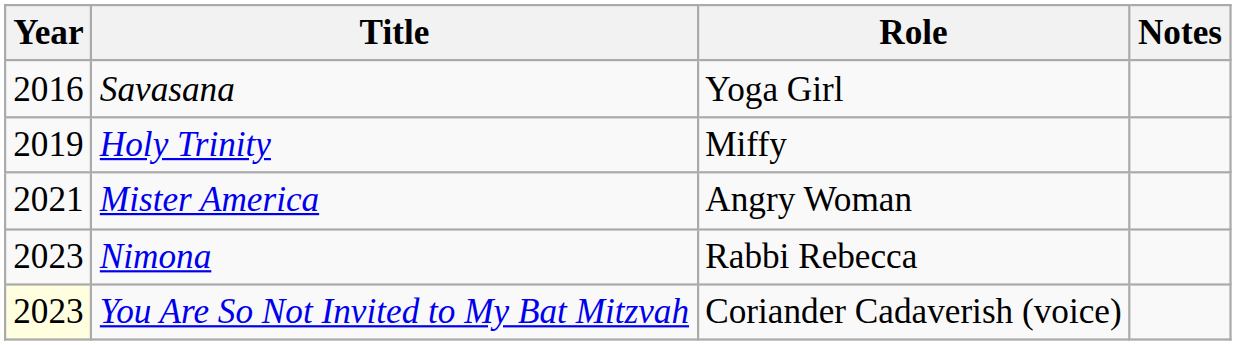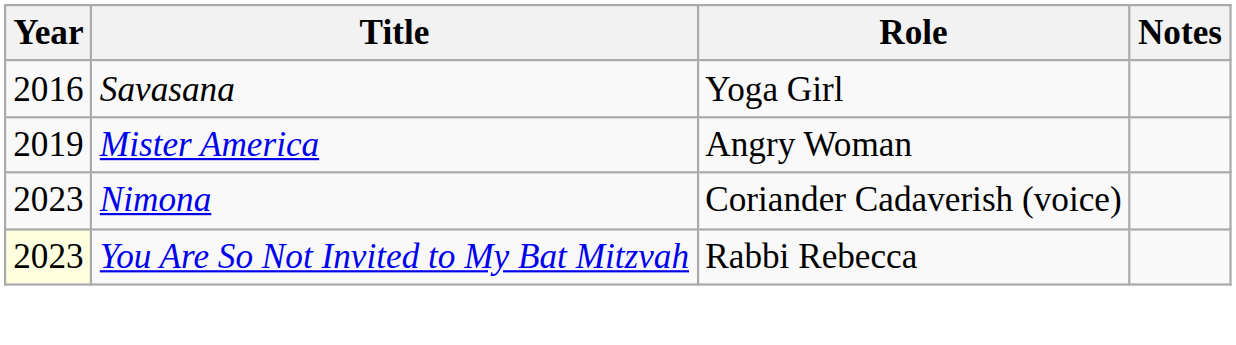- row: (185, 144)
(48, 199) 2021 -> (48, 144) 2019
(811, 255) Rabbi Rebecca -> (913, 199) Coriander Cadaverish (voice)
(913, 311) Coriander Cadaverish (voice) -> (811, 255) Rabbi Rebecca
